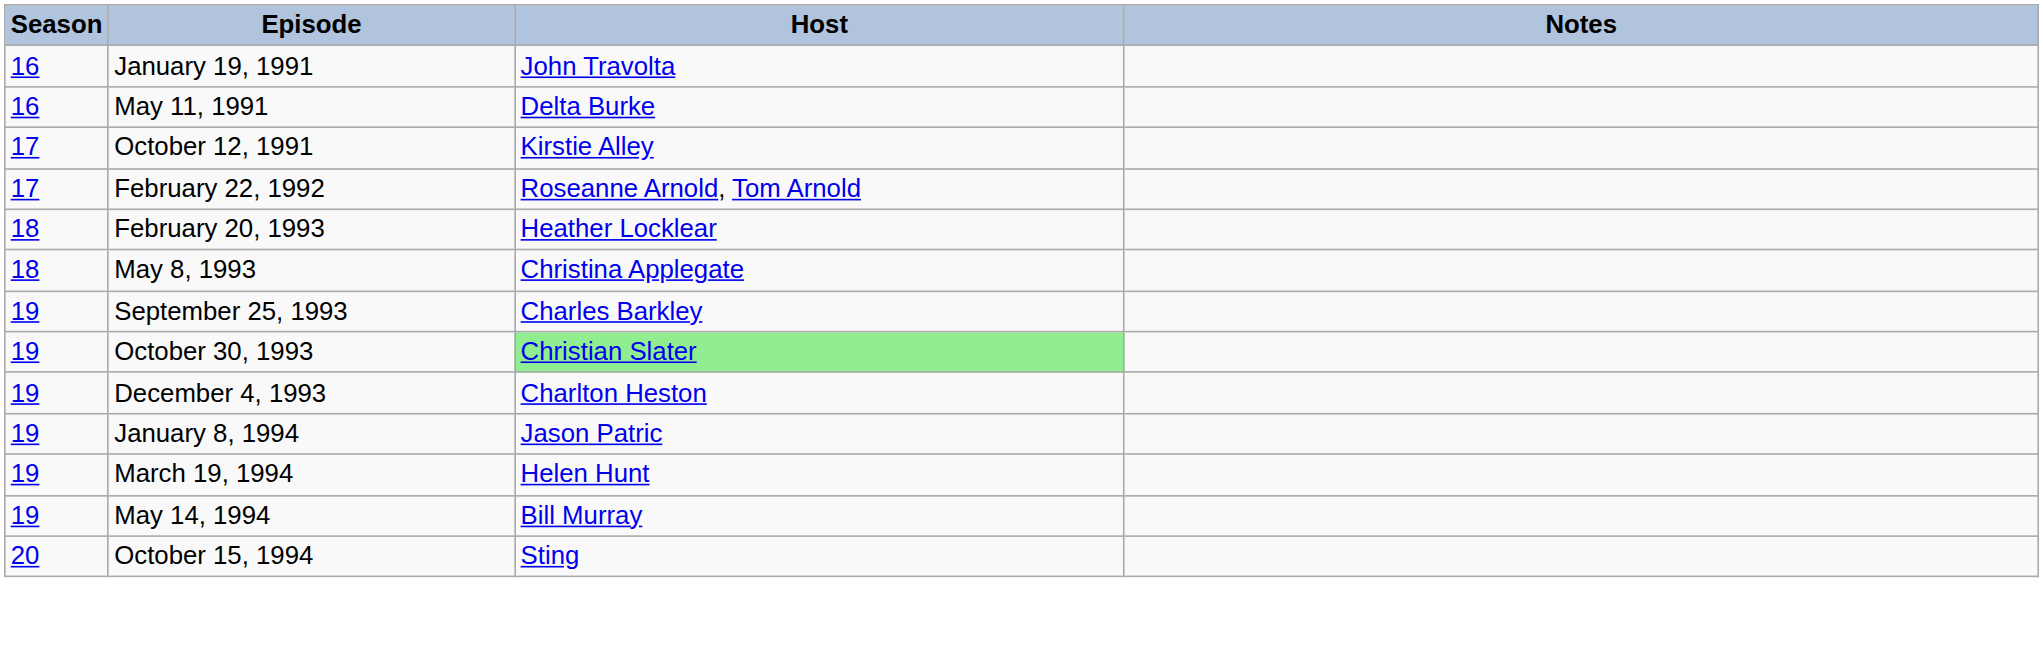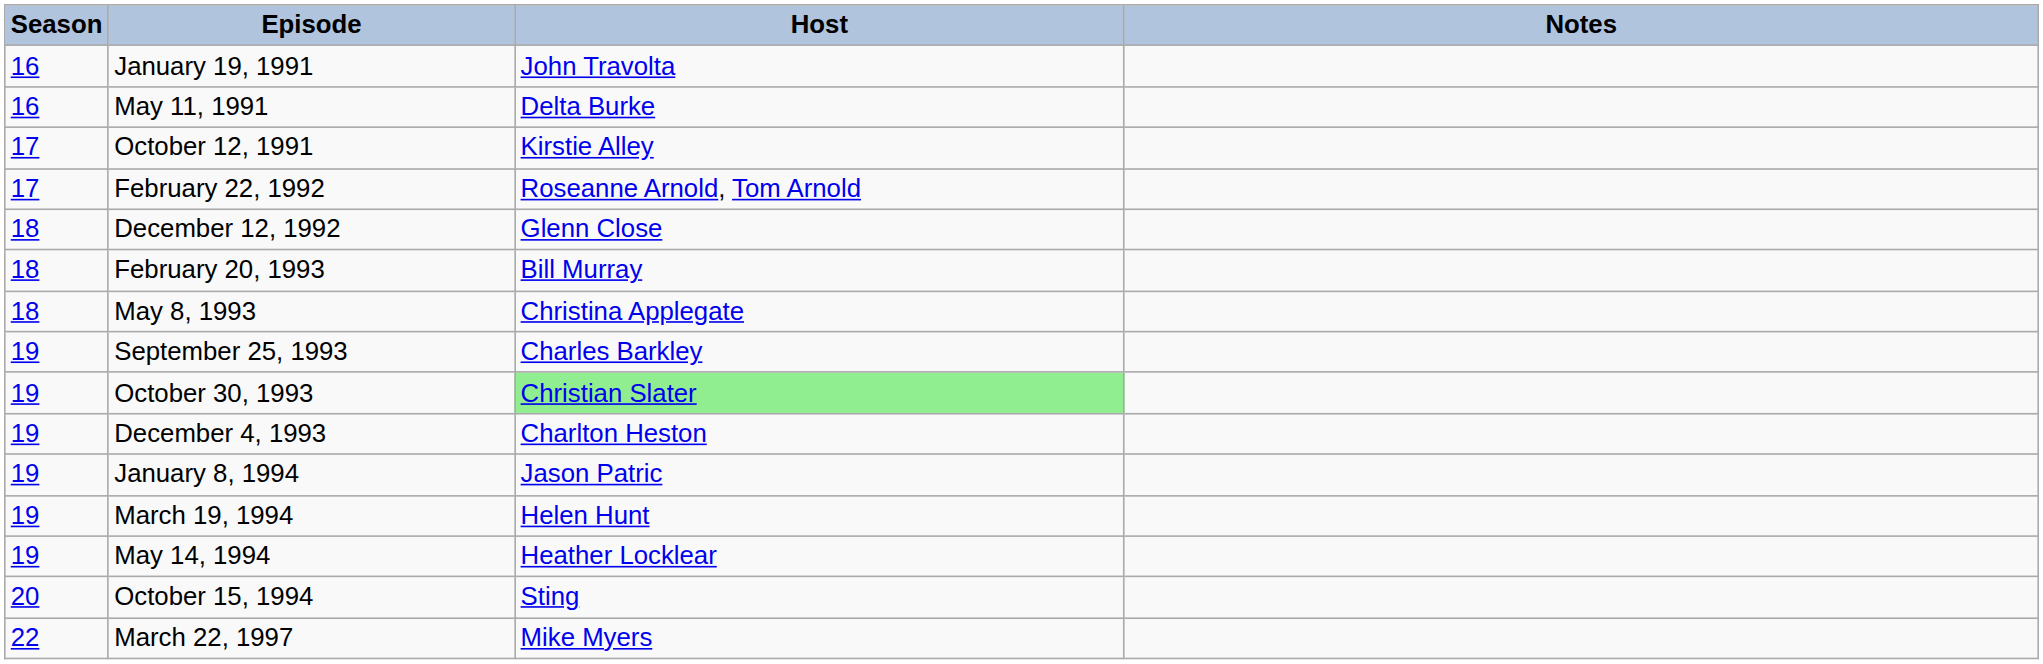+ row: (227, 229)
(619, 229) Heather Locklear -> (581, 270) Bill Murray
(581, 515) Bill Murray -> (619, 556) Heather Locklear
+ row: (204, 637)
